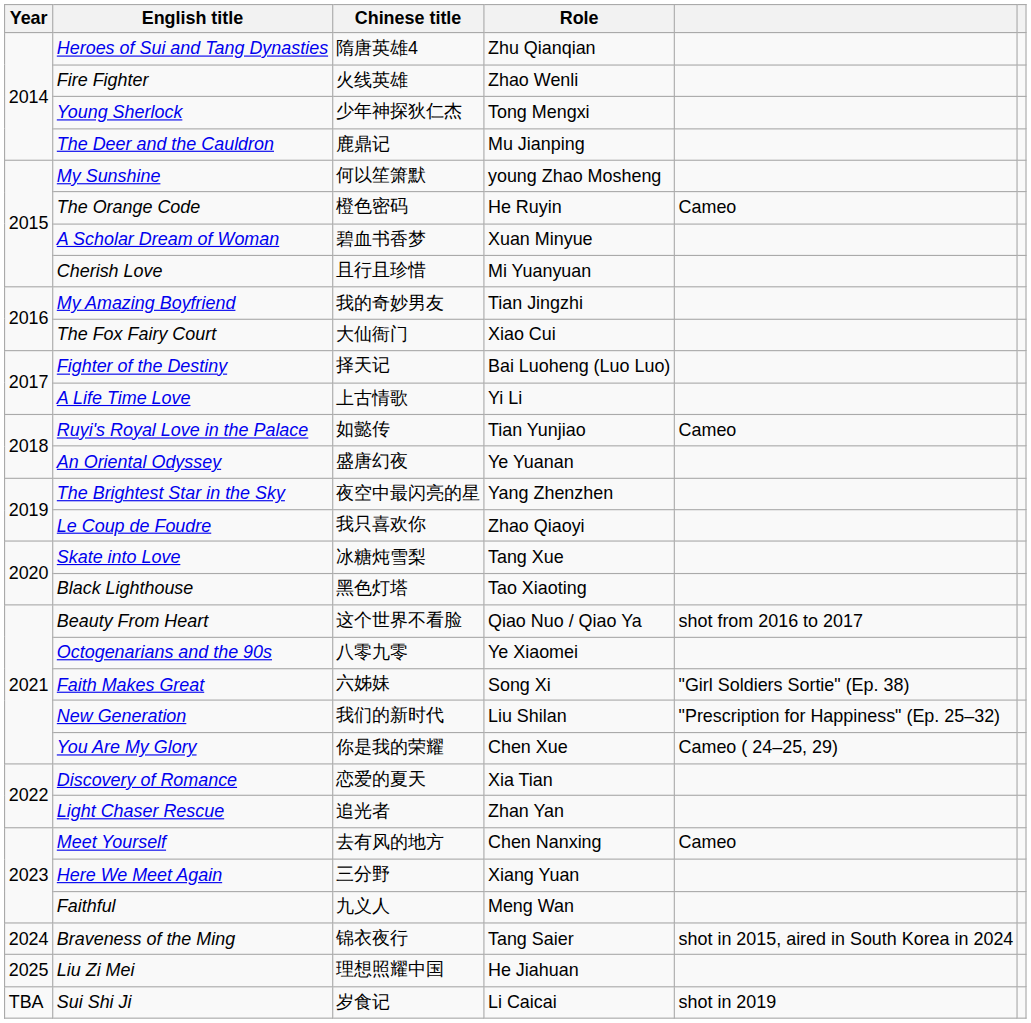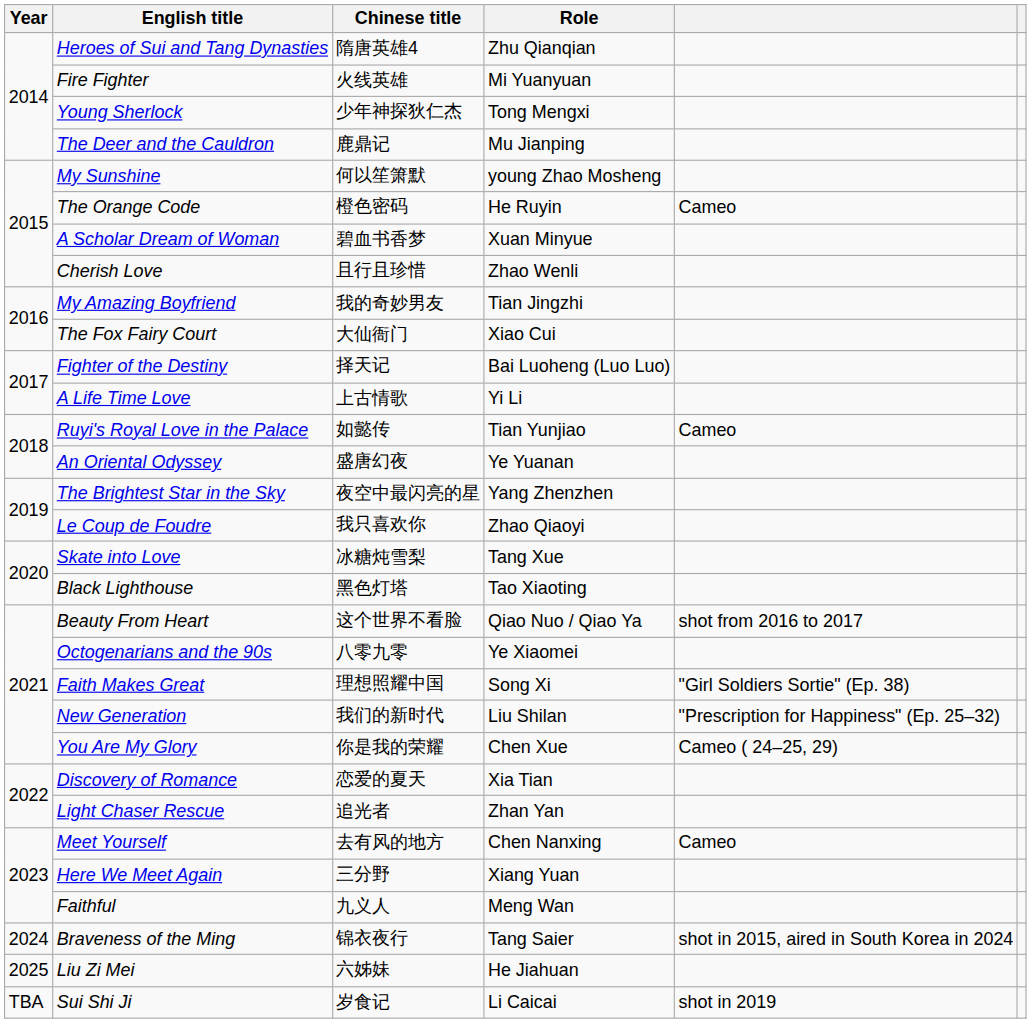(533, 80) Zhao Wenli -> (540, 80) Mi Yuanyuan
(540, 271) Mi Yuanyuan -> (533, 271) Zhao Wenli
(363, 683) 六姊妹 -> (390, 683) 理想照耀中国
(390, 969) 理想照耀中国 -> (363, 969) 六姊妹
